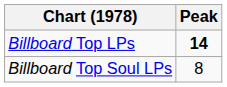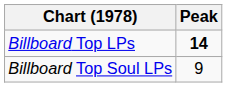(199, 69) 8 -> (199, 69) 9
